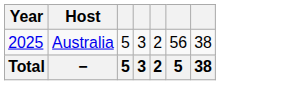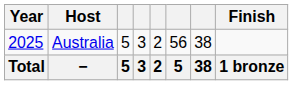+ column: (252, 17)
